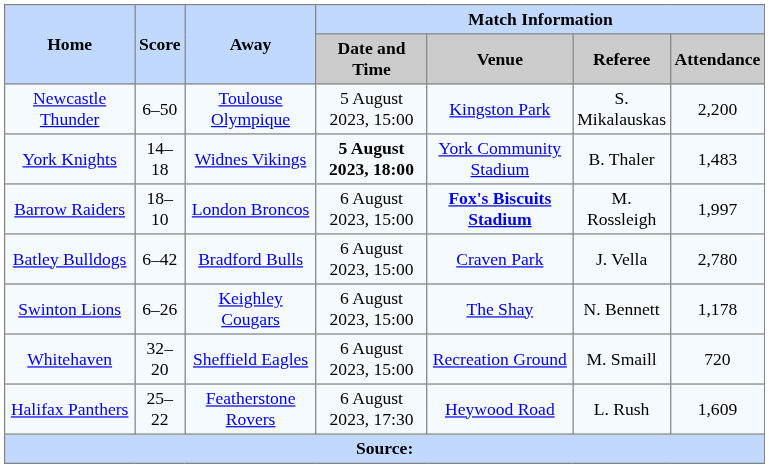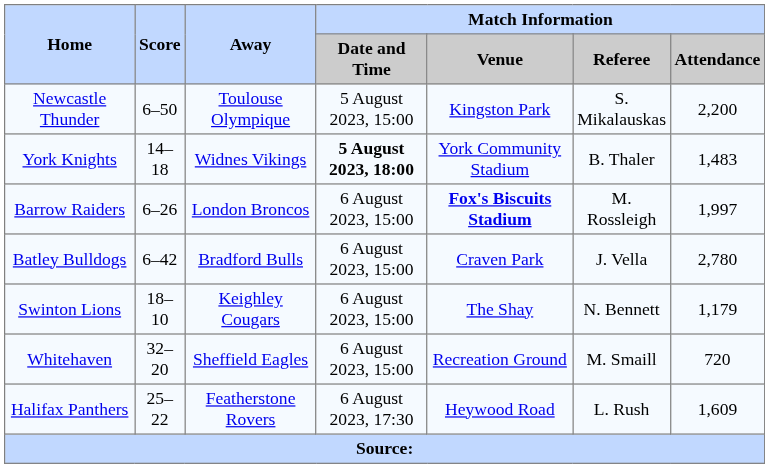(160, 208) 18–10 -> (160, 208) 6–26
(160, 308) 6–26 -> (160, 308) 18–10
(717, 308) 1,178 -> (717, 308) 1,179
